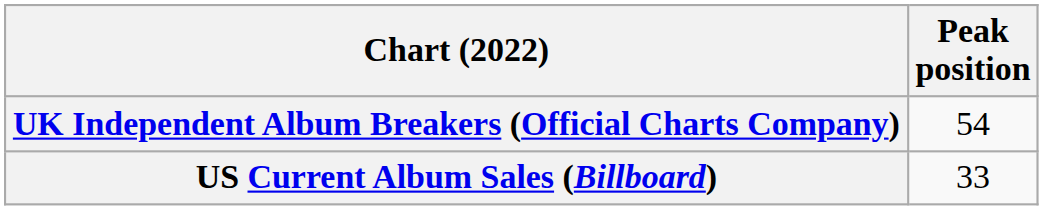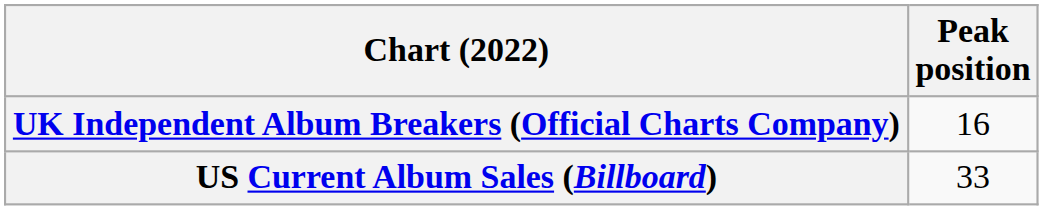(973, 123) 54 -> (973, 123) 16
